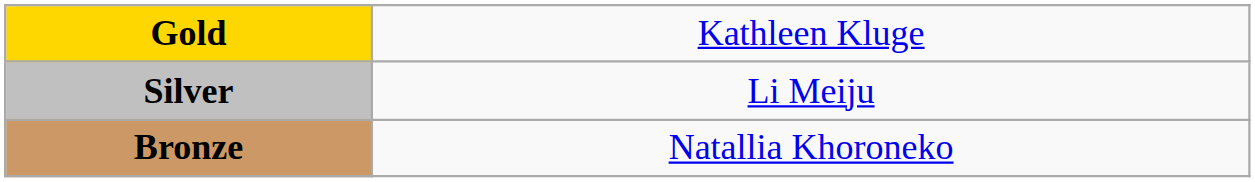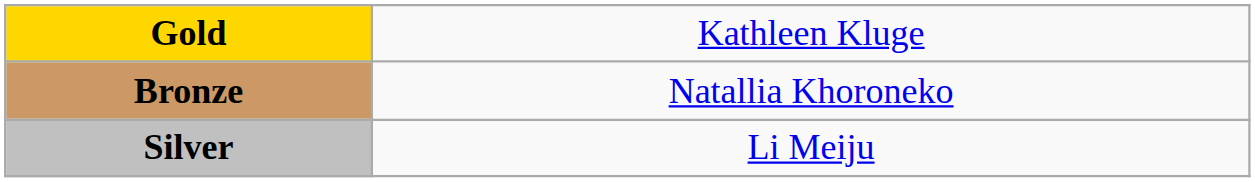rows swapped: (189, 90) <-> (189, 147)
